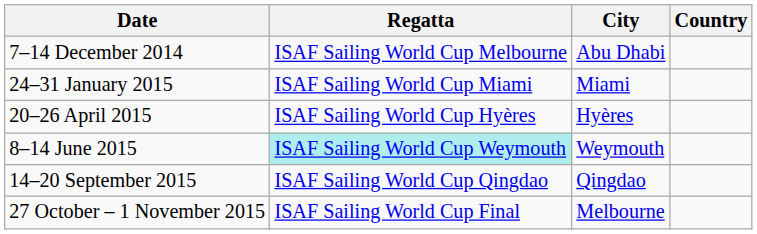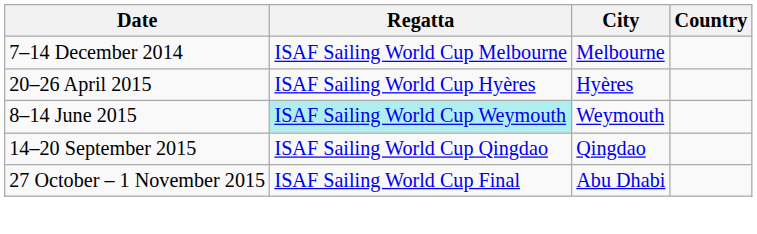(621, 52) Abu Dhabi -> (621, 52) Melbourne
- row: (91, 84)
(621, 212) Melbourne -> (621, 180) Abu Dhabi
